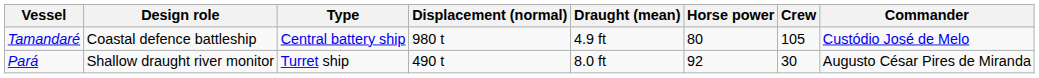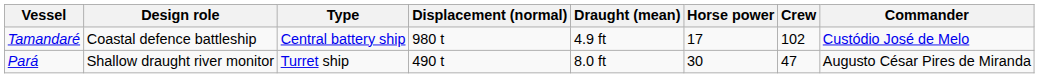(695, 38) 80 -> (695, 38) 17
(793, 38) 105 -> (793, 38) 102
(695, 61) 92 -> (695, 61) 30
(789, 61) 30 -> (789, 61) 47
